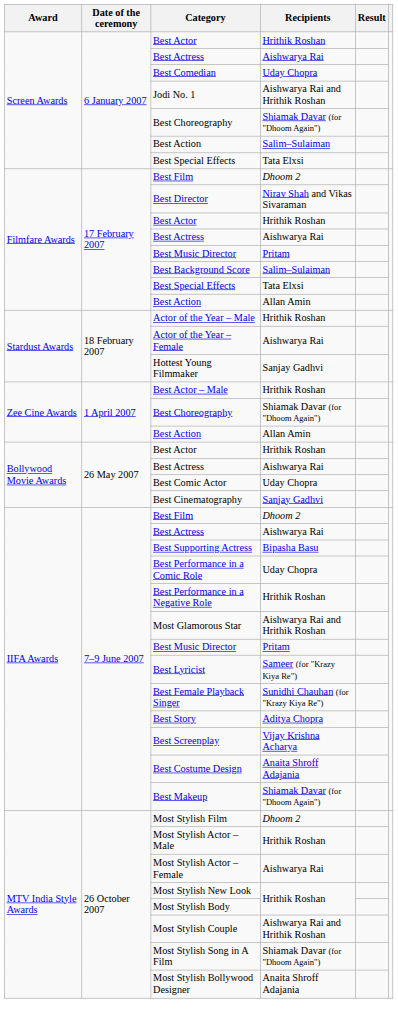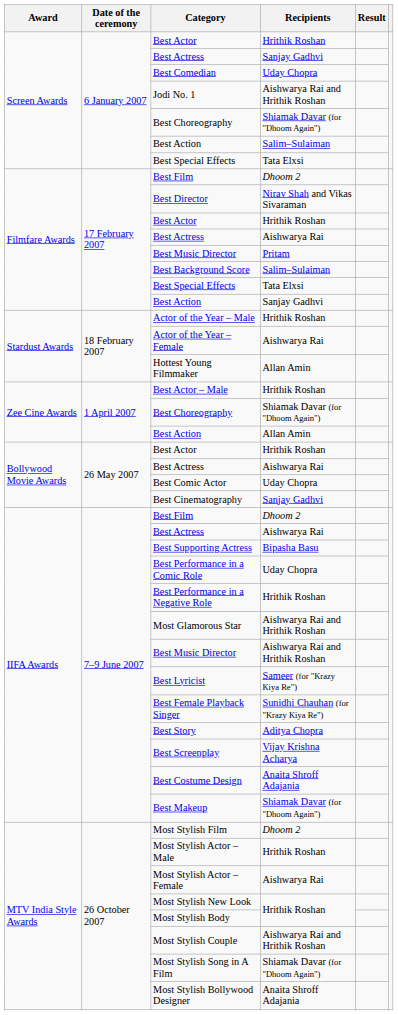(293, 56) Aishwarya Rai -> (293, 56) Sanjay Gadhvi
(286, 302) Allan Amin -> (293, 302) Sanjay Gadhvi
(293, 368) Sanjay Gadhvi -> (286, 368) Allan Amin
(276, 647) Pritam -> (302, 653) Aishwarya Rai and Hrithik Roshan
